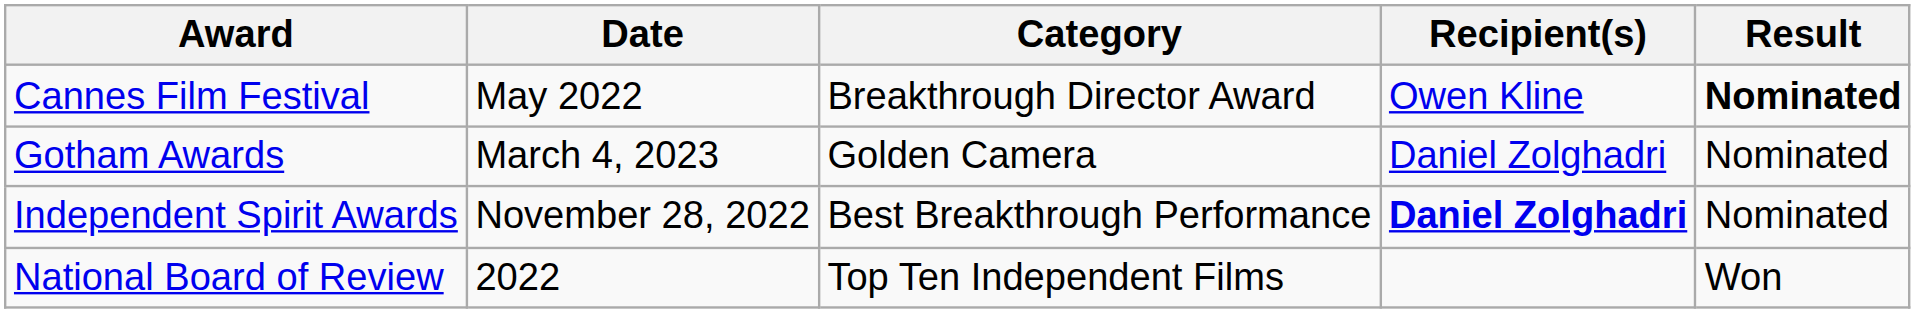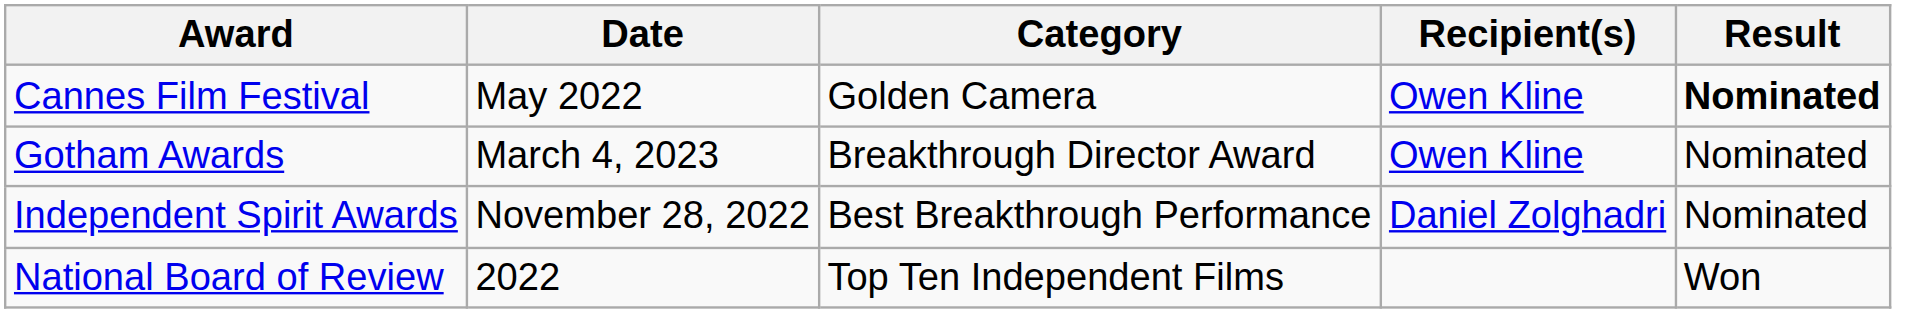(1072, 95) Breakthrough Director Award -> (962, 95) Golden Camera
(962, 155) Golden Camera -> (1072, 155) Breakthrough Director Award
(1528, 155) Daniel Zolghadri -> (1486, 155) Owen Kline
(1538, 215) bold -> (1528, 215) normal
